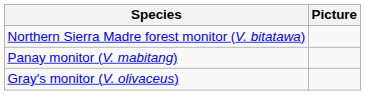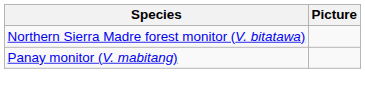- row: (93, 79)
